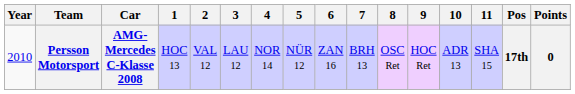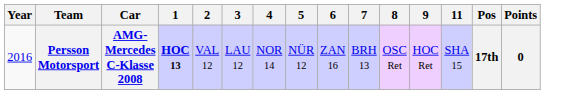- column: (455, 15)
(20, 57) 2010 -> (20, 57) 2016
(174, 57) normal -> (175, 57) bold
